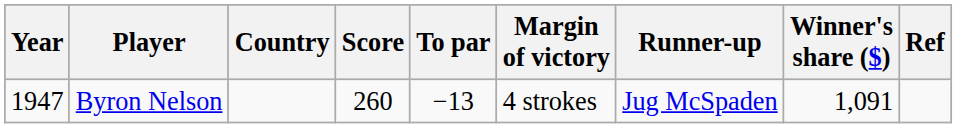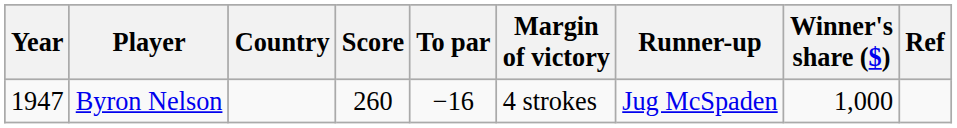(453, 100) −13 -> (453, 100) −16
(864, 100) 1,091 -> (864, 100) 1,000
